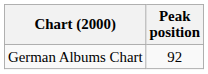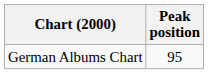(175, 56) 92 -> (175, 56) 95
